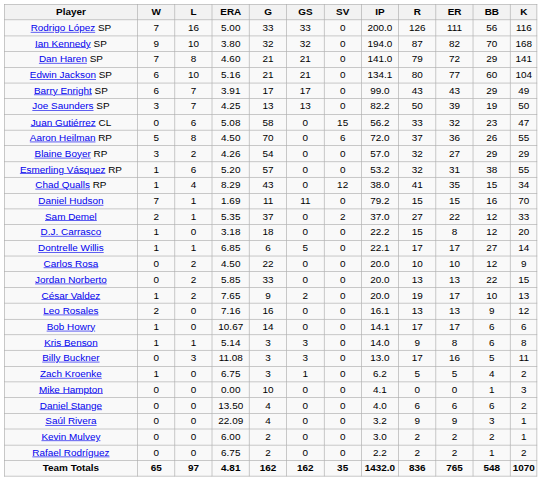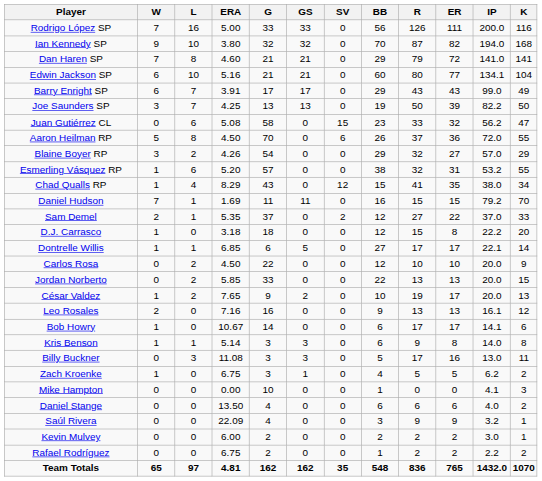columns swapped: (380, 12) <-> (492, 12)
